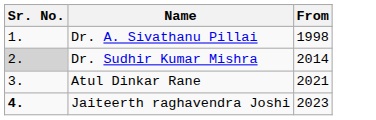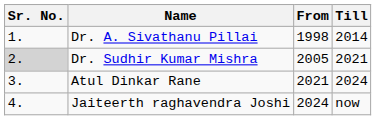+ column: (352, 16)
(313, 60) 2014 -> (313, 60) 2005
(16, 104) bold -> (16, 104) normal
(313, 104) 2023 -> (313, 104) 2024
